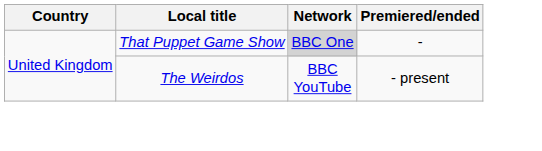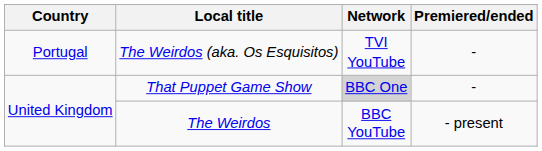+ row: (229, 52)
